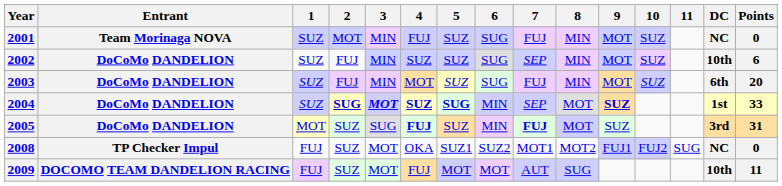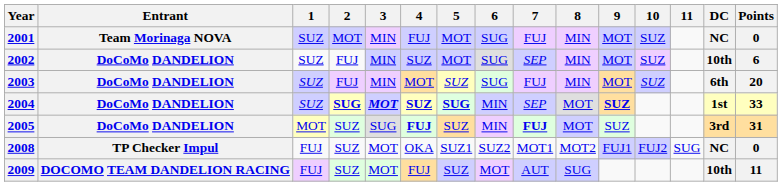(456, 38) SUZ -> (456, 38) MOT
(456, 60) SUZ -> (456, 60) MOT
(456, 170) MOT -> (456, 170) SUZ
